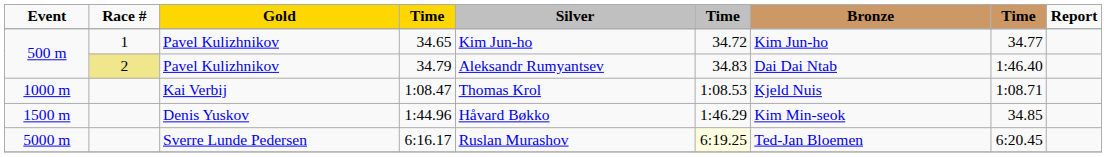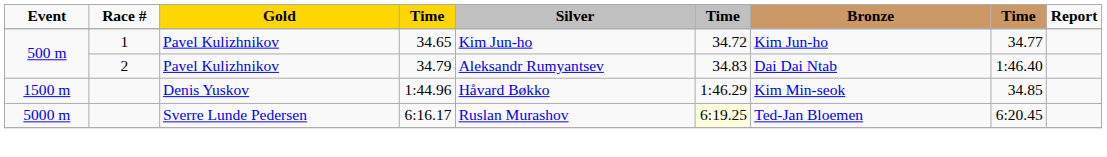(124, 66) khaki background -> (124, 66) no background
- row: (428, 90)
